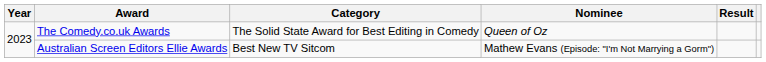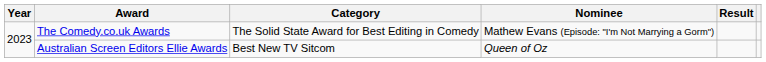(516, 31) Queen of Oz -> (599, 31) Mathew Evans (Episode: "I'm Not Marrying a Gorm")
(599, 48) Mathew Evans (Episode: "I'm Not Marrying a Gorm") -> (516, 48) Queen of Oz
